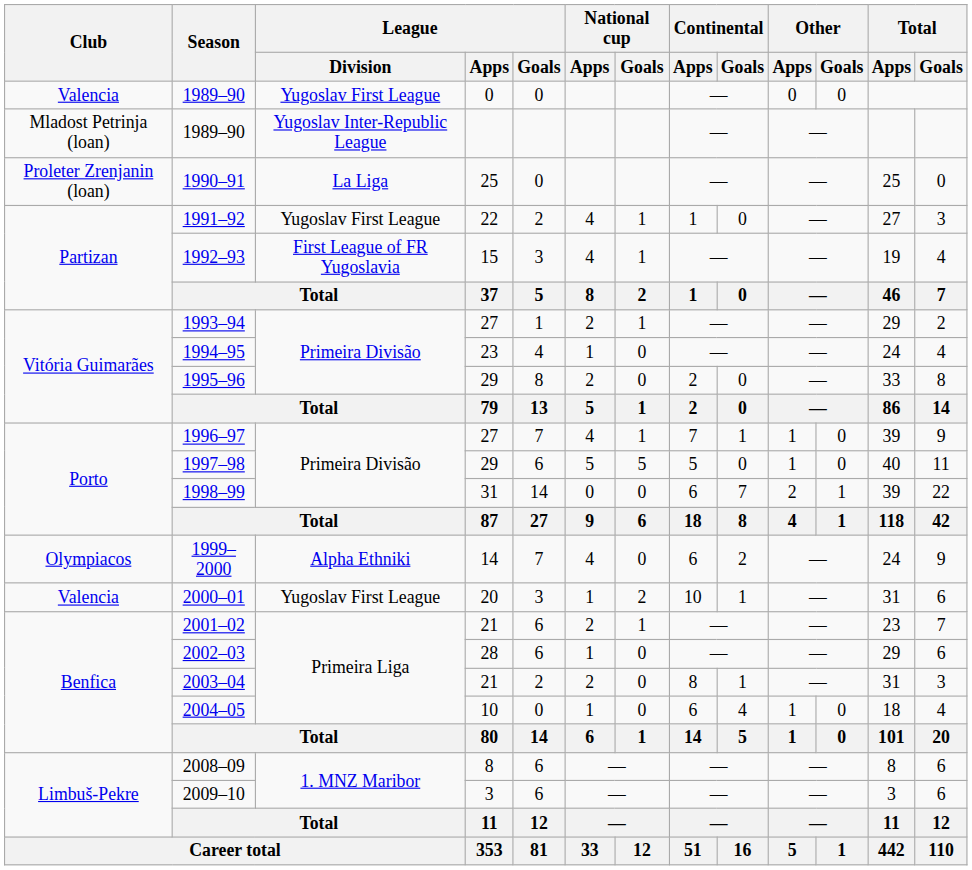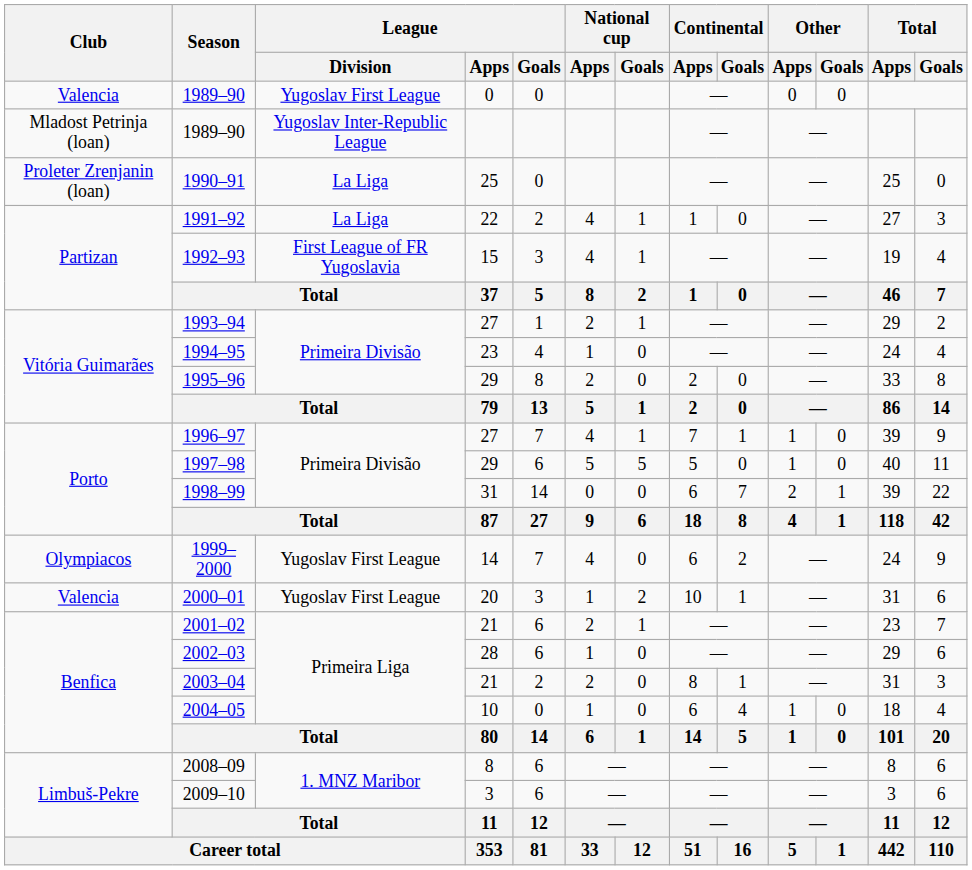(360, 219) Yugoslav First League -> (360, 219) La Liga
(360, 559) Alpha Ethniki -> (360, 559) Yugoslav First League
